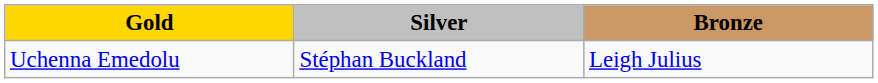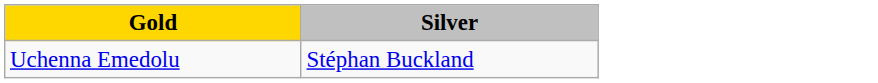- column: (728, 22)
